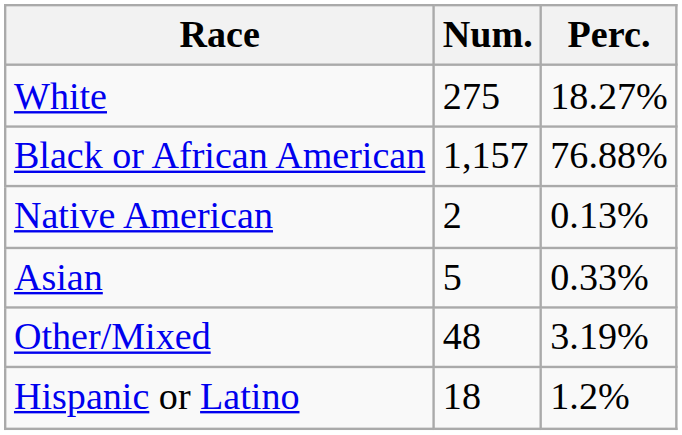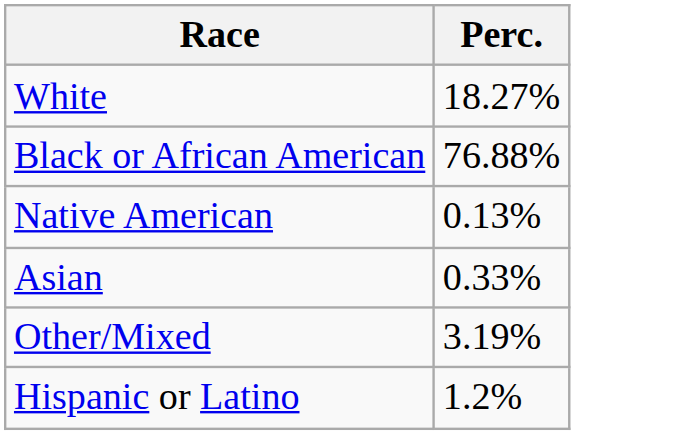- column: (488, 34)
